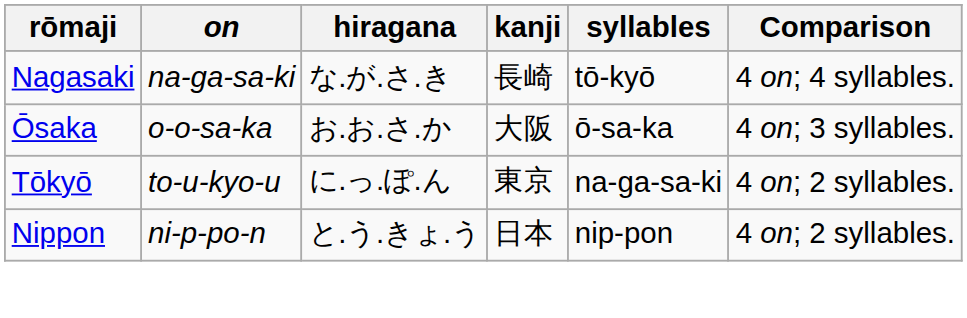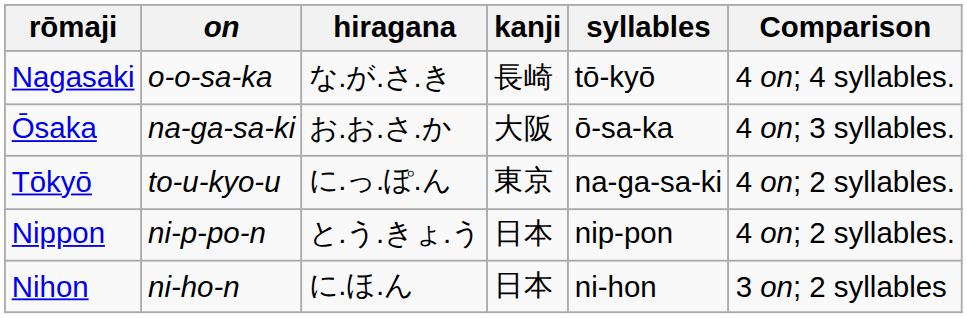(222, 77) na-ga-sa-ki -> (210, 77) o-o-sa-ka
(210, 129) o-o-sa-ka -> (222, 129) na-ga-sa-ki
+ row: (50, 286)
